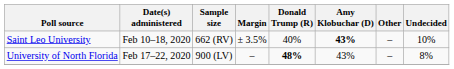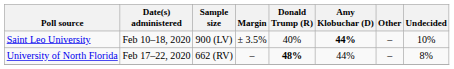(214, 39) 662 (RV) -> (214, 39) 900 (LV)
(346, 39) 43% -> (346, 39) 44%
(214, 56) 900 (LV) -> (214, 56) 662 (RV)
(346, 56) 43% -> (346, 56) 44%
